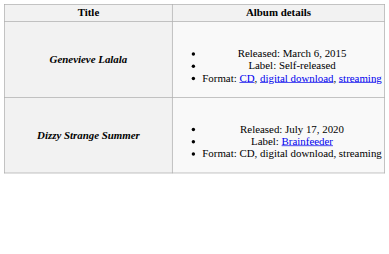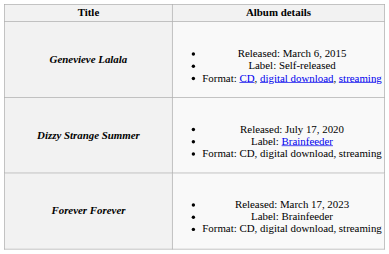+ row: (88, 211)
